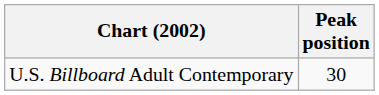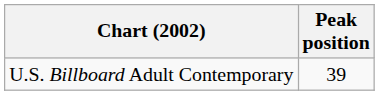(336, 74) 30 -> (336, 74) 39
